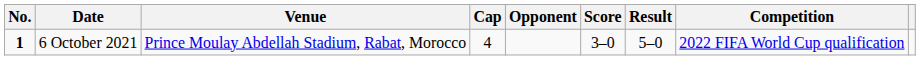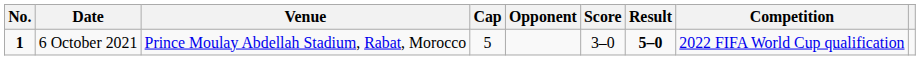(488, 42) 4 -> (488, 42) 5
(650, 42) normal -> (650, 42) bold
